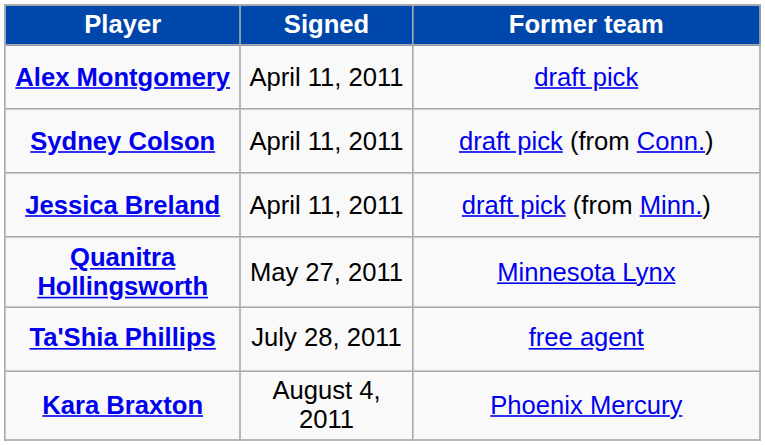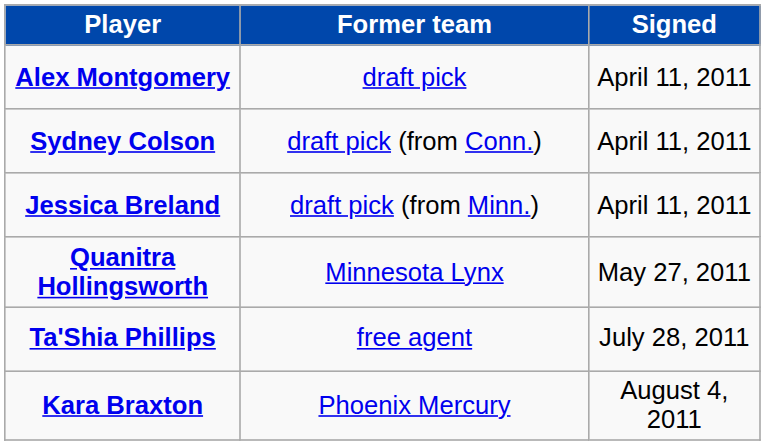columns swapped: (327, 24) <-> (586, 24)
